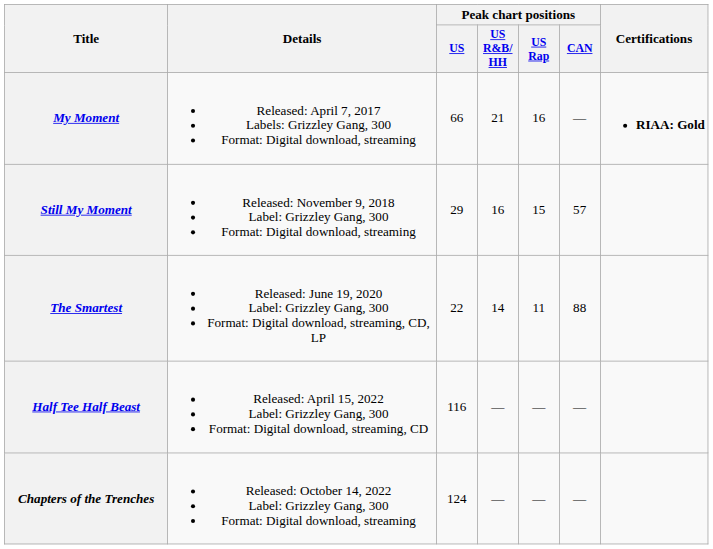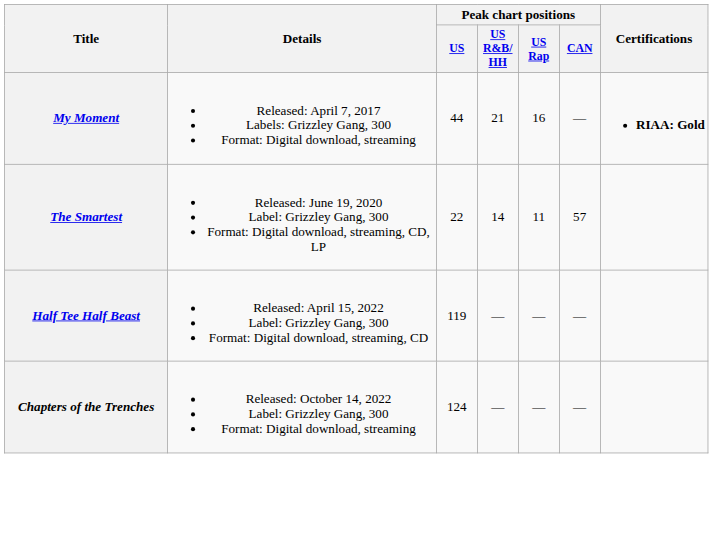(457, 118) 66 -> (457, 118) 44
- row: (86, 209)
(580, 308) 88 -> (580, 217) 57
(457, 407) 116 -> (457, 315) 119
